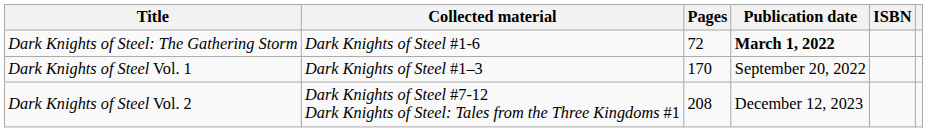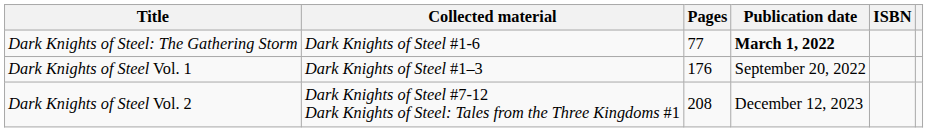(696, 43) 72 -> (696, 43) 77
(700, 69) 170 -> (700, 69) 176
